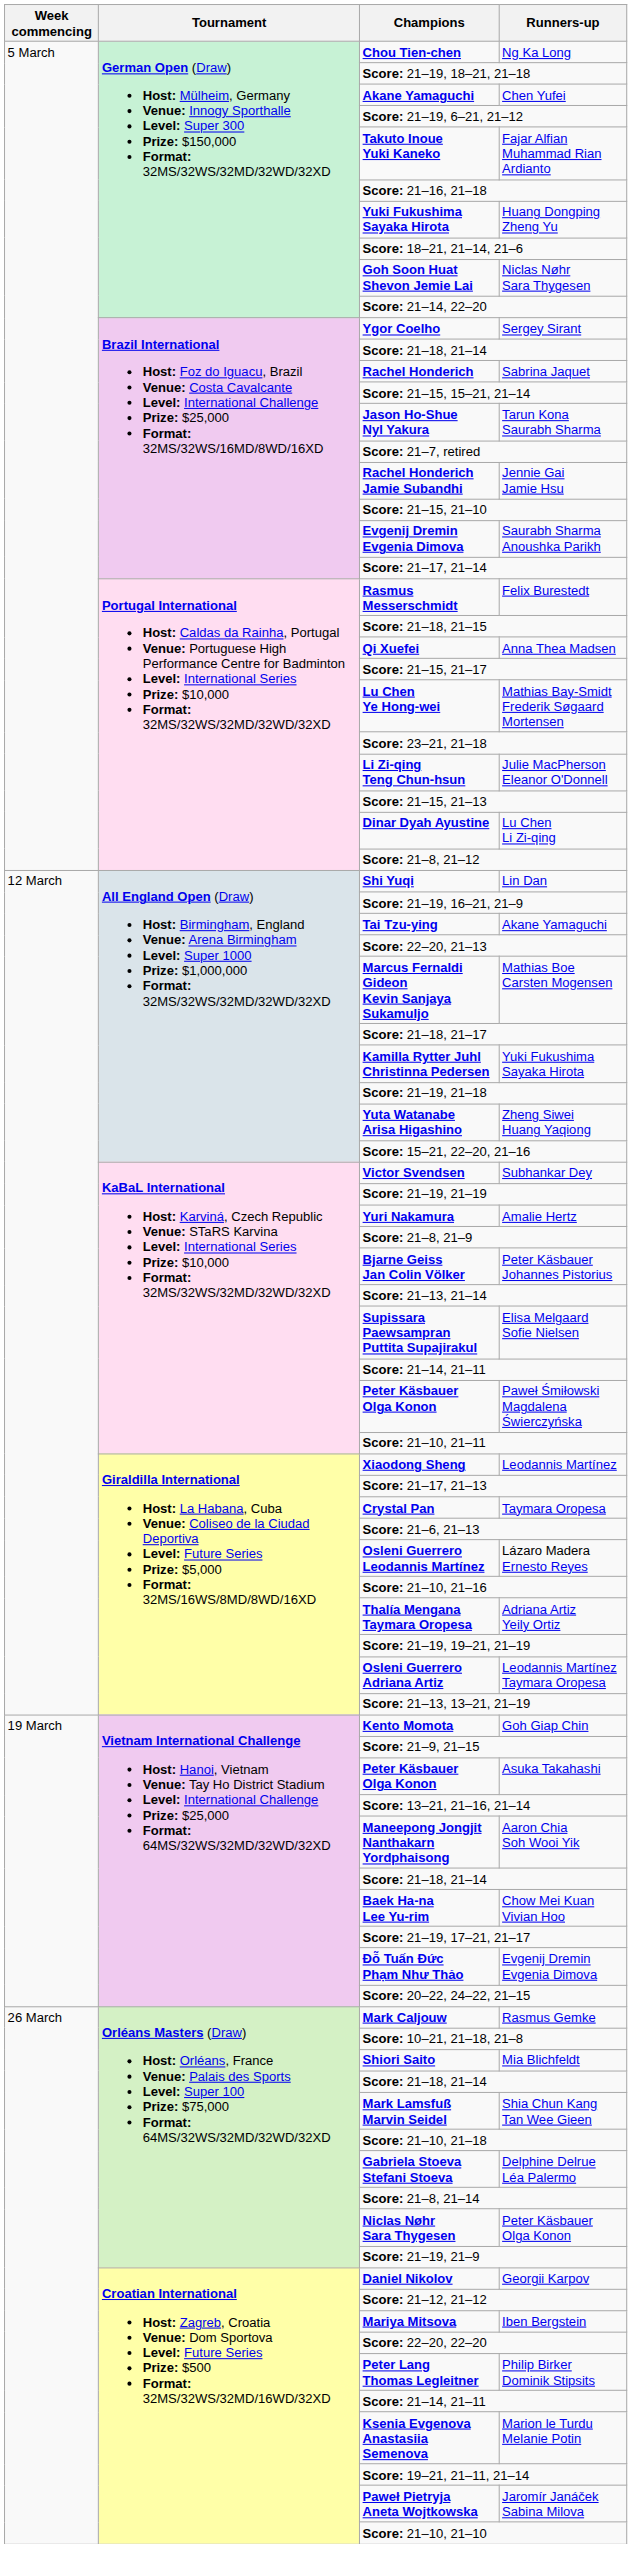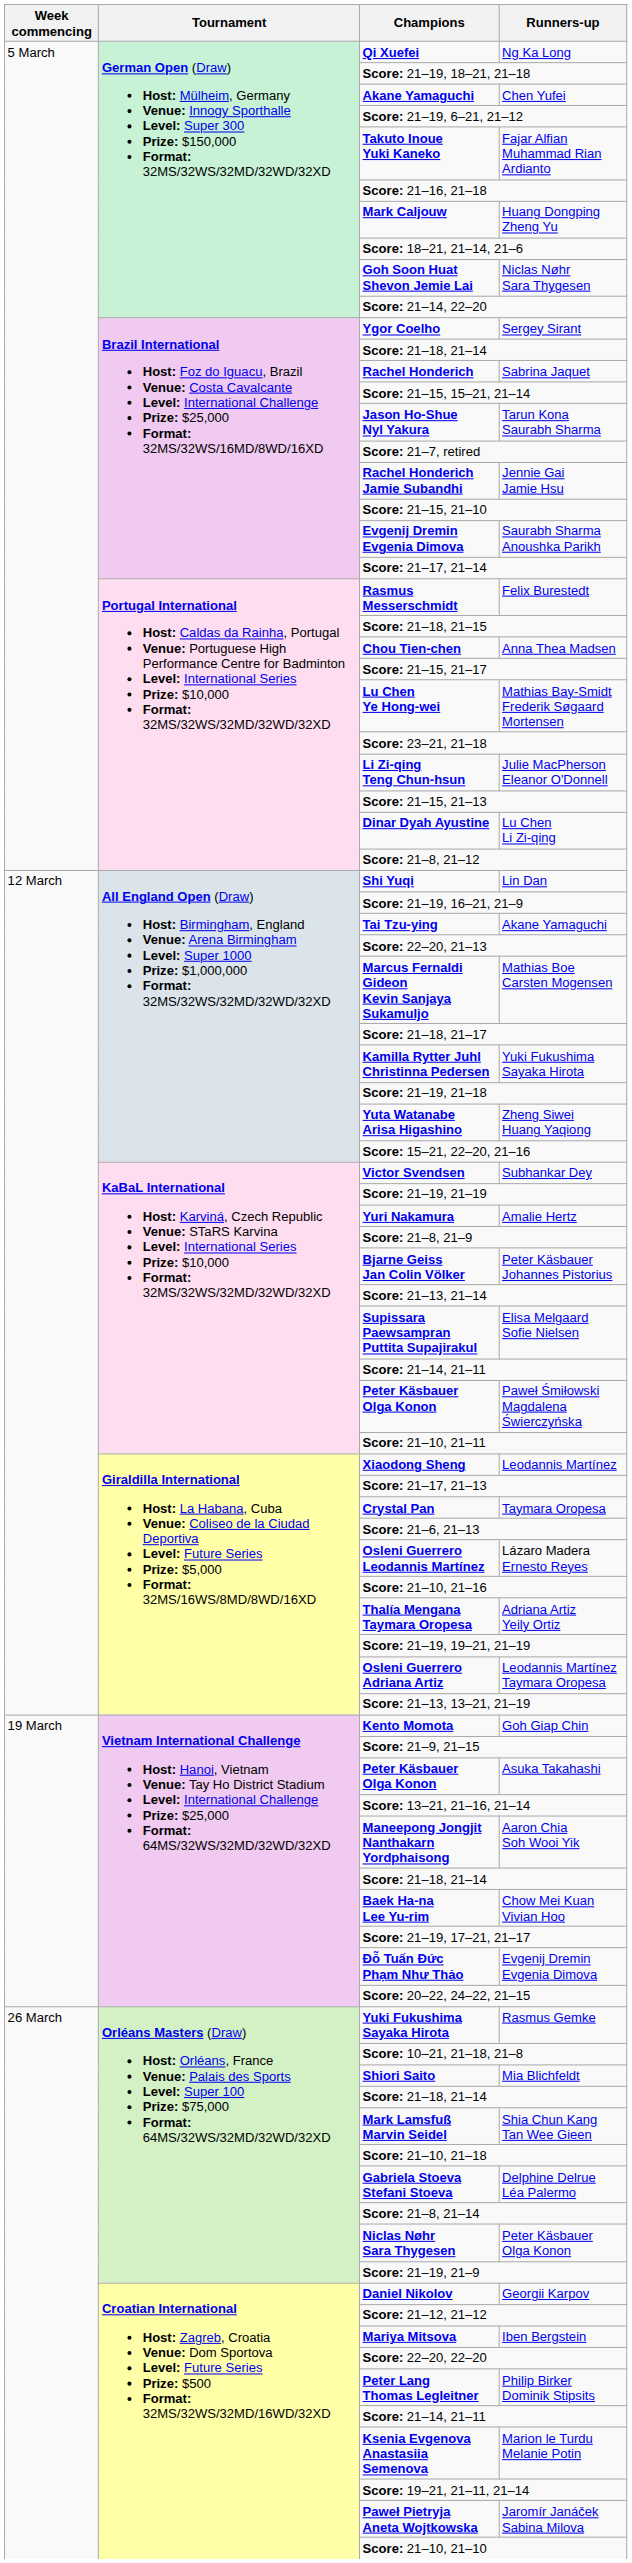(412, 52) Chou Tien-chen -> (391, 52) Qi Xuefei
(412, 219) Yuki Fukushima Sayaka Hirota -> (405, 212) Mark Caljouw
(391, 648) Qi Xuefei -> (412, 648) Chou Tien-chen
(405, 2017) Mark Caljouw -> (412, 2025) Yuki Fukushima Sayaka Hirota
